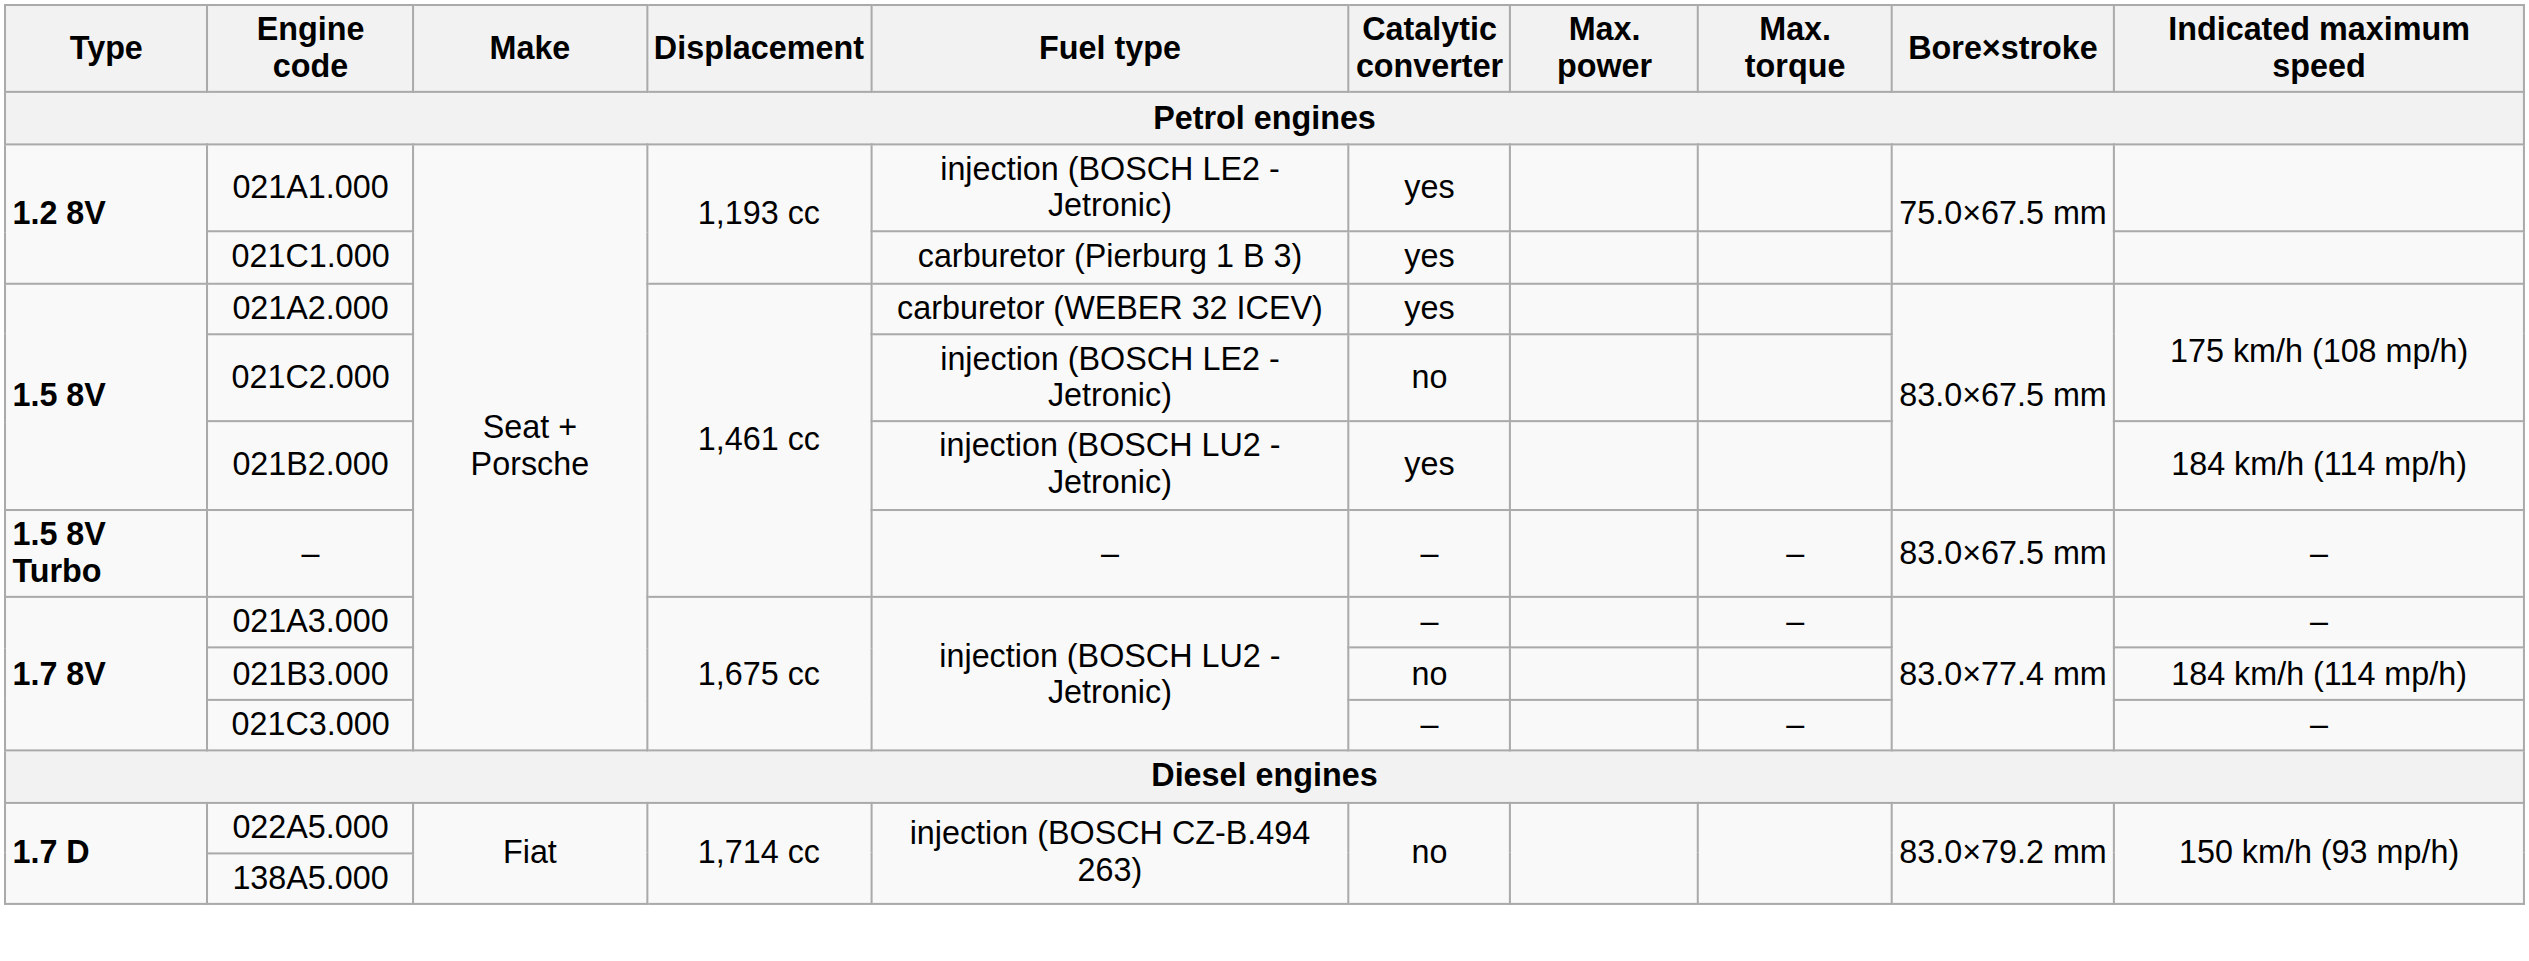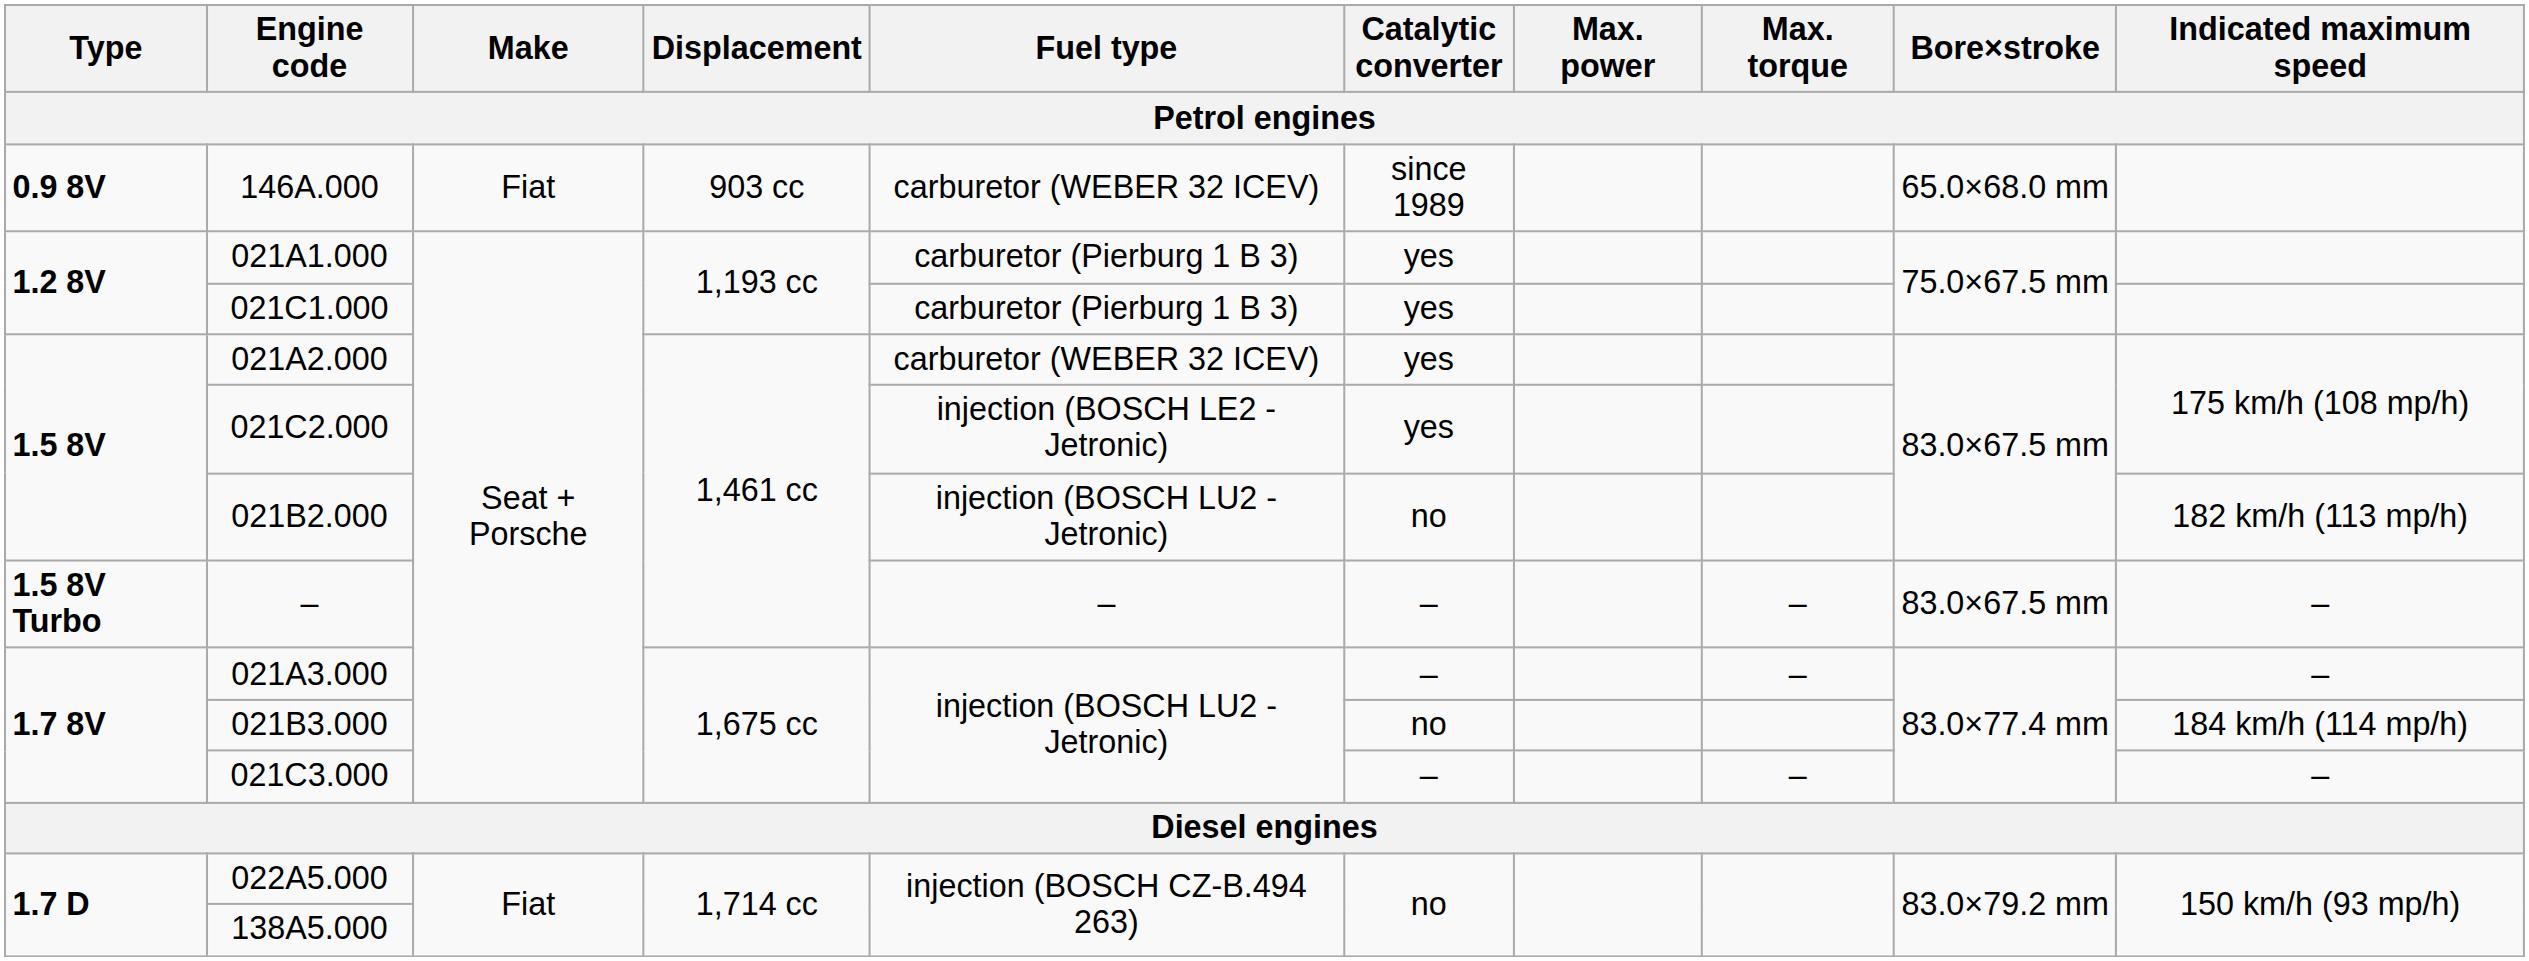+ row: (310, 187)
(1110, 187) injection (BOSCH LE2 - Jetronic) -> (1106, 256) carburetor (Pierburg 1 B 3)
(1430, 377) no -> (1429, 428) yes
(1430, 464) yes -> (1429, 516) no
(2319, 464) 184 km/h (114 mp/h) -> (2320, 516) 182 km/h (113 mp/h)
